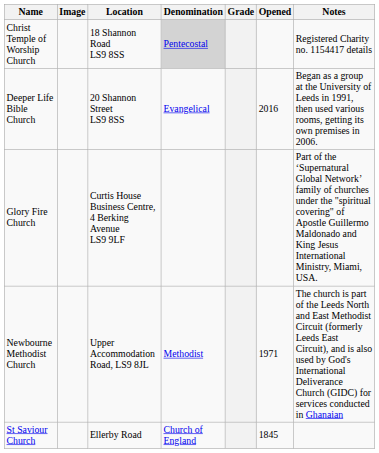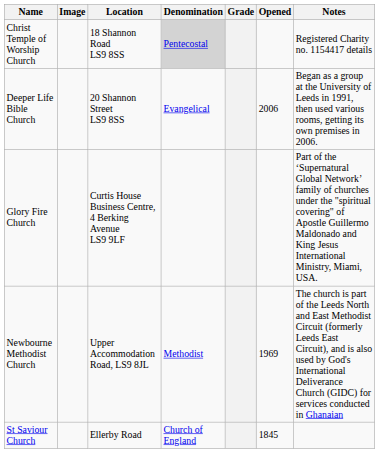(268, 109) 2016 -> (268, 109) 2006
(268, 354) 1971 -> (268, 354) 1969
